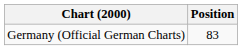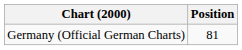(213, 34) 83 -> (213, 34) 81
